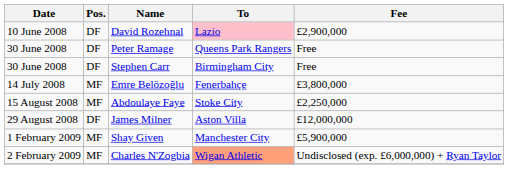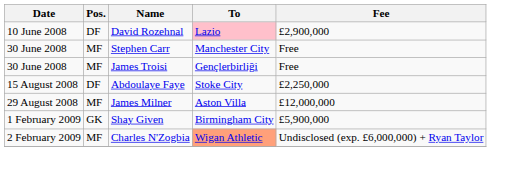- row: (142, 48)
(93, 66) DF -> (94, 48) MF
(234, 66) Birmingham City -> (232, 48) Manchester City
+ row: (139, 66)
- row: (147, 84)
(94, 102) MF -> (93, 84) DF
(93, 119) DF -> (94, 102) MF
(94, 137) MF -> (94, 119) GK
(232, 137) Manchester City -> (234, 119) Birmingham City
